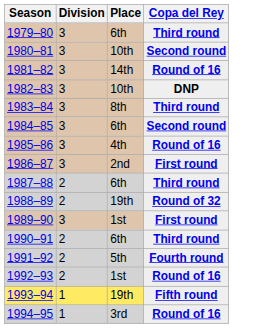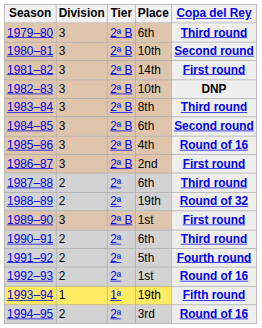+ column: (121, 13)
(186, 70) Round of 16 -> (214, 70) First round
(62, 314) 1 -> (62, 314) 2
